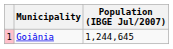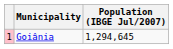(110, 37) 1,244,645 -> (110, 37) 1,294,645
